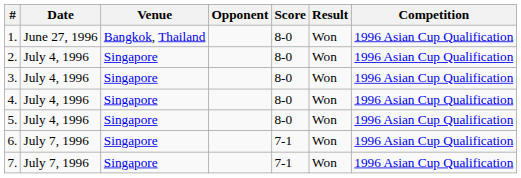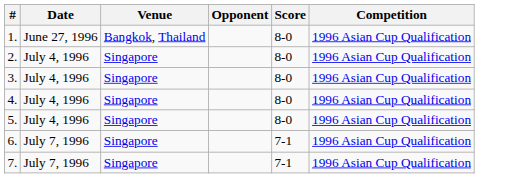- column: (330, 15)
